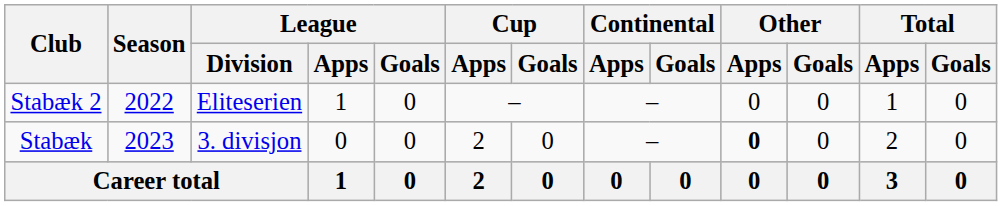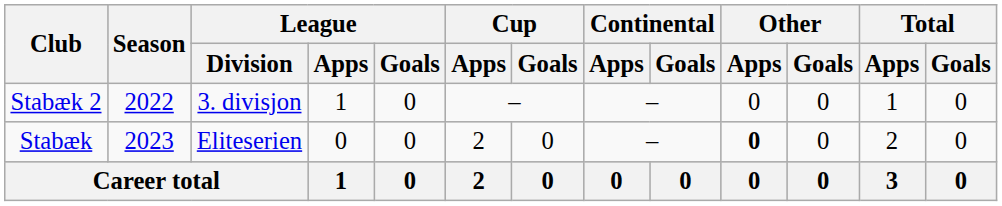(249, 102) Eliteserien -> (249, 102) 3. divisjon
(249, 141) 3. divisjon -> (249, 141) Eliteserien
